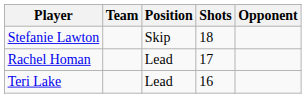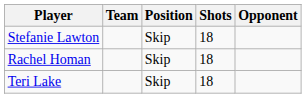(159, 59) Lead -> (158, 59) Skip
(206, 59) 17 -> (206, 59) 18
(159, 81) Lead -> (158, 81) Skip
(206, 81) 16 -> (206, 81) 18
